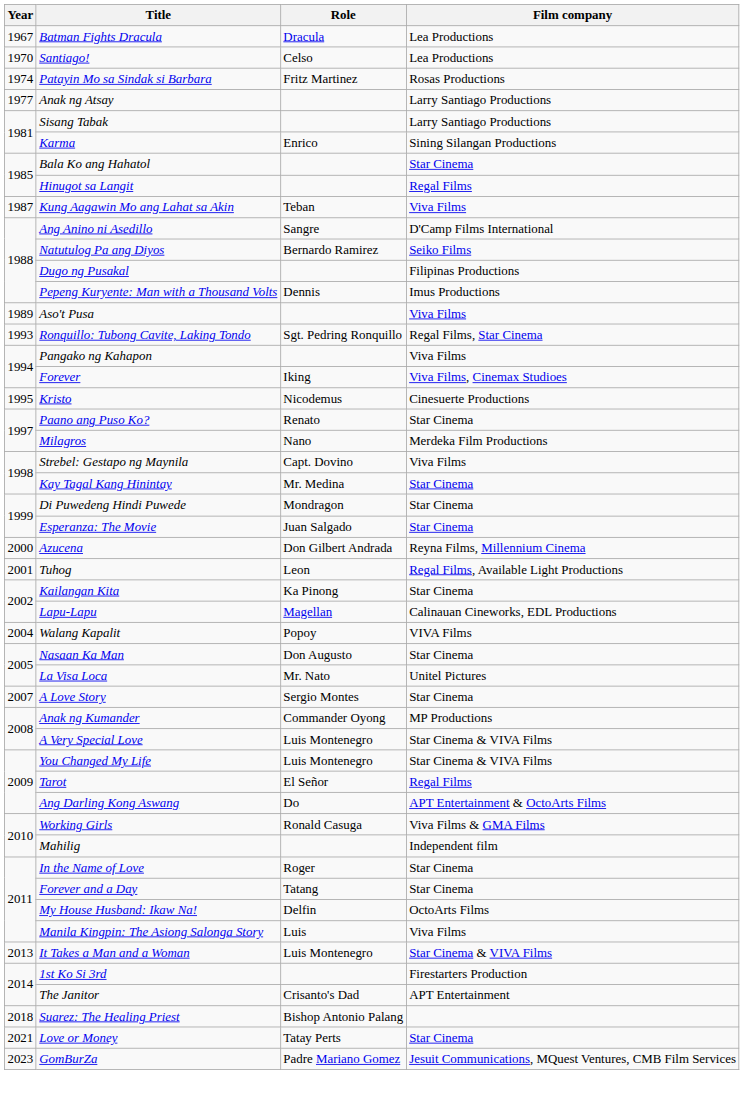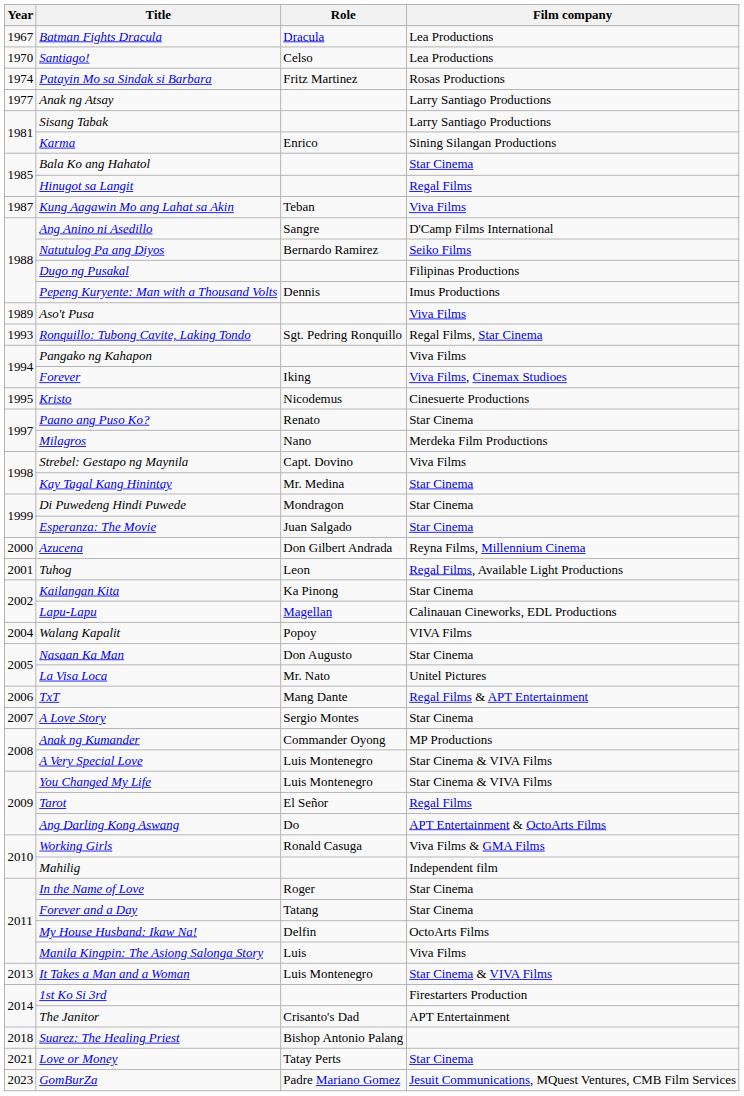+ row: (49, 697)
